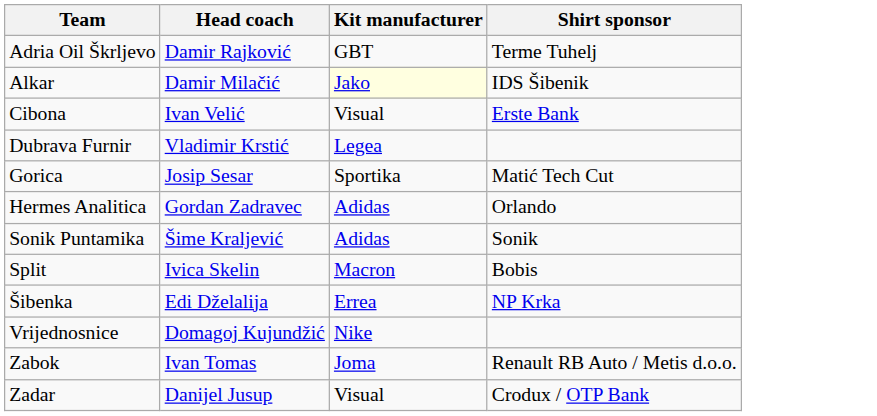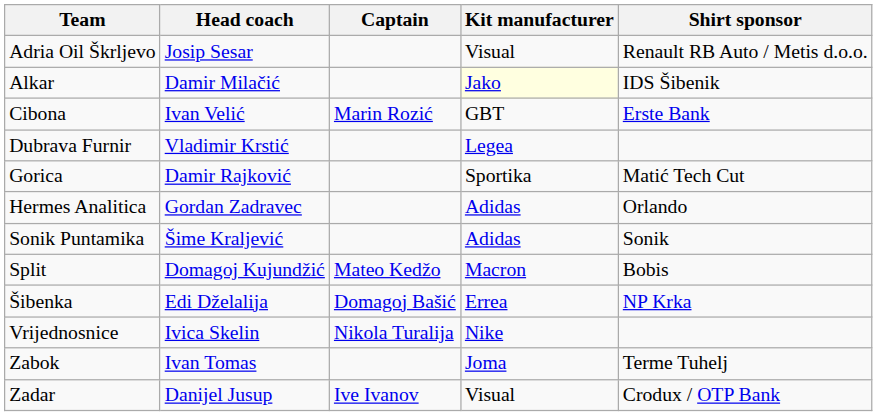+ column: (395, 20)
(228, 51) Damir Rajković -> (209, 51) Josip Sesar
(354, 51) GBT -> (490, 51) Visual
(544, 51) Terme Tuhelj -> (745, 51) Renault RB Auto / Metis d.o.o.
(359, 113) Visual -> (485, 113) GBT
(209, 176) Josip Sesar -> (228, 176) Damir Rajković
(212, 269) Ivica Skelin -> (245, 269) Domagoj Kujundžić
(245, 332) Domagoj Kujundžić -> (212, 332) Ivica Skelin
(614, 363) Renault RB Auto / Metis d.o.o. -> (675, 363) Terme Tuhelj
